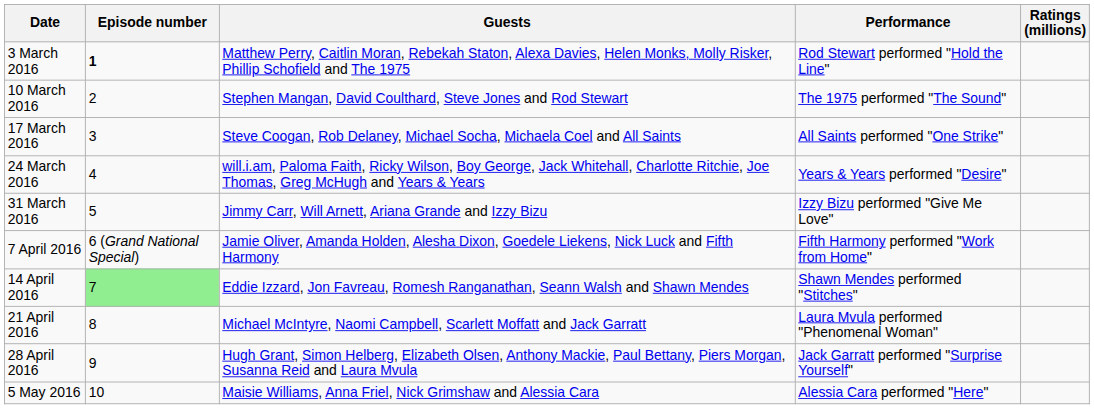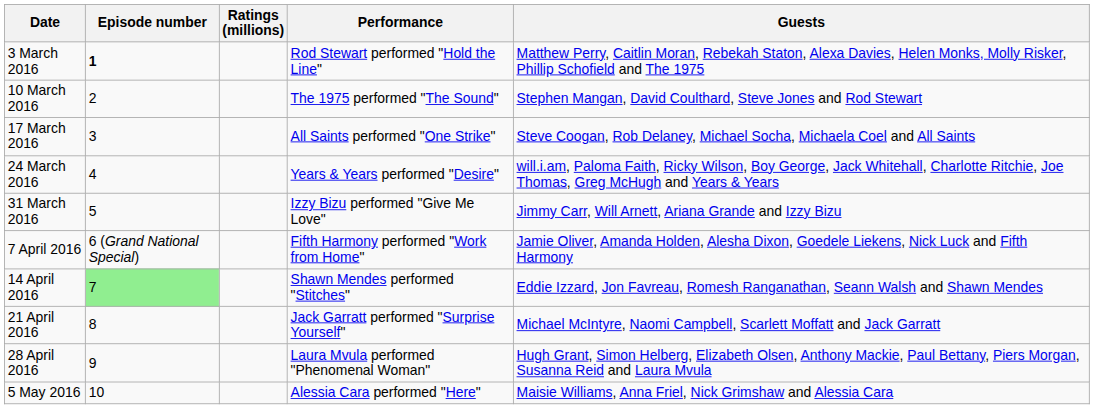columns swapped: (507, 23) <-> (1055, 23)
(870, 325) Laura Mvula performed "Phenomenal Woman" -> (392, 325) Jack Garratt performed "Surprise Yourself"
(900, 362) Jack Garratt performed "Surprise Yourself" -> (363, 362) Laura Mvula performed "Phenomenal Woman"
